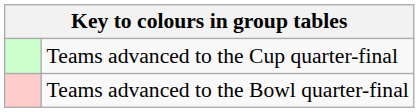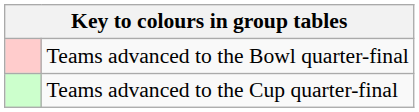rows swapped: (222, 55) <-> (228, 90)
